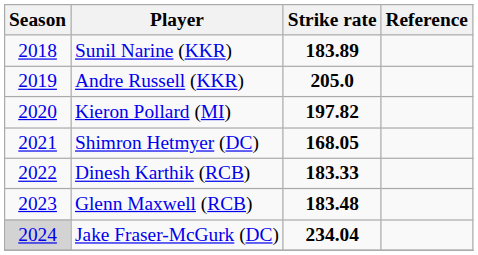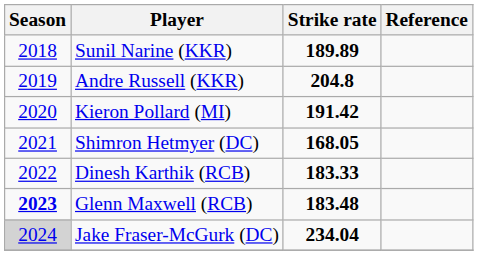(332, 50) 183.89 -> (332, 50) 189.89
(332, 81) 205.0 -> (332, 81) 204.8
(332, 111) 197.82 -> (332, 111) 191.42
(38, 204) normal -> (38, 204) bold
